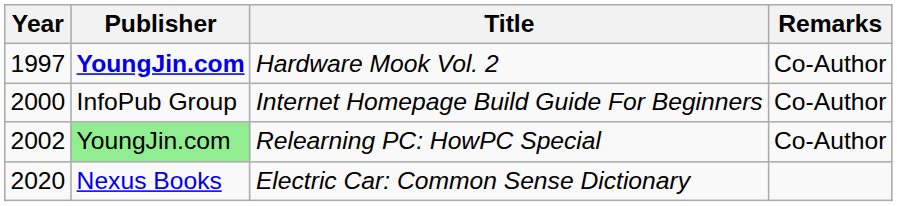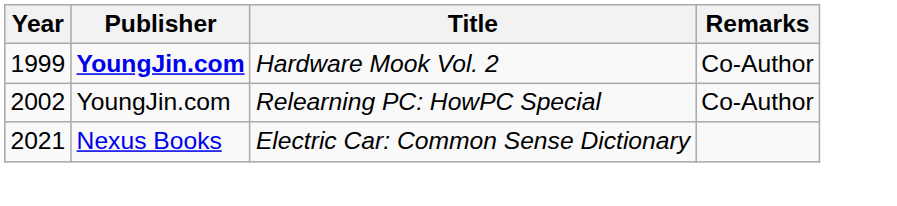(38, 63) 1997 -> (38, 63) 1999
- row: (509, 102)
(154, 141) lightgreen background -> (154, 102) no background
(38, 180) 2020 -> (38, 141) 2021
